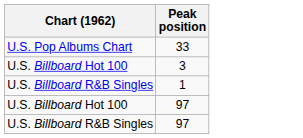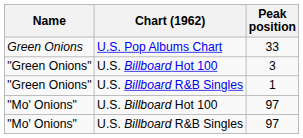+ column: (49, 20)
